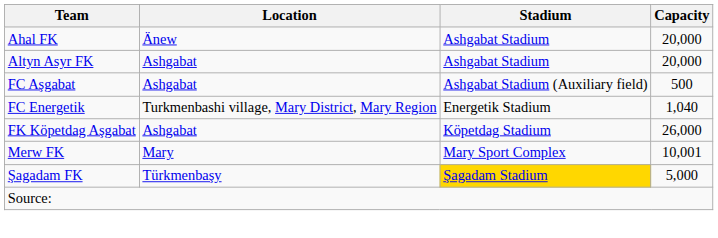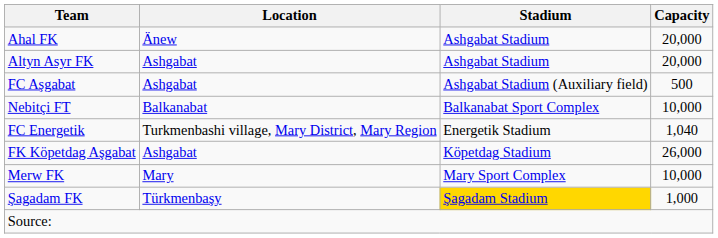+ row: (39, 107)
(682, 152) 10,001 -> (682, 175) 10,000
(682, 175) 5,000 -> (682, 198) 1,000
